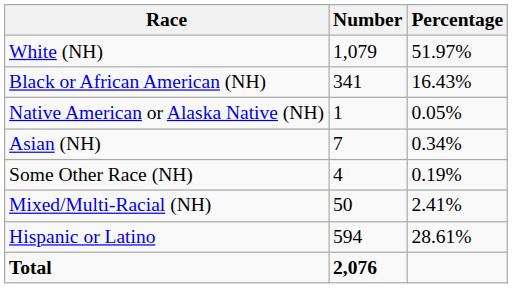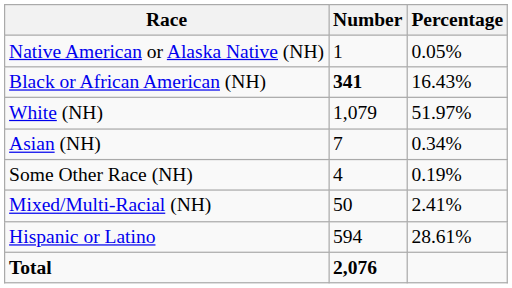rows swapped: (56, 50) <-> (167, 112)
(348, 81) normal -> (348, 81) bold
